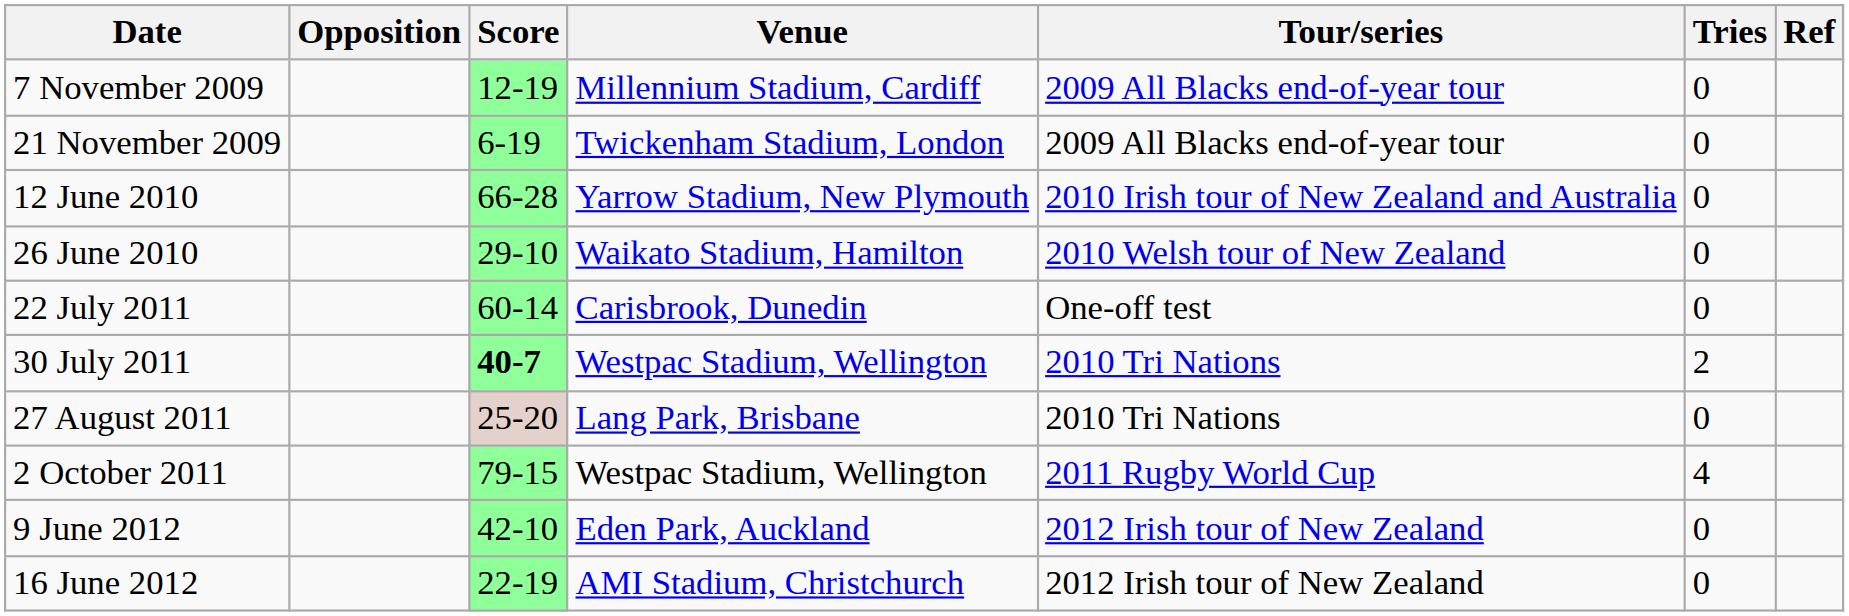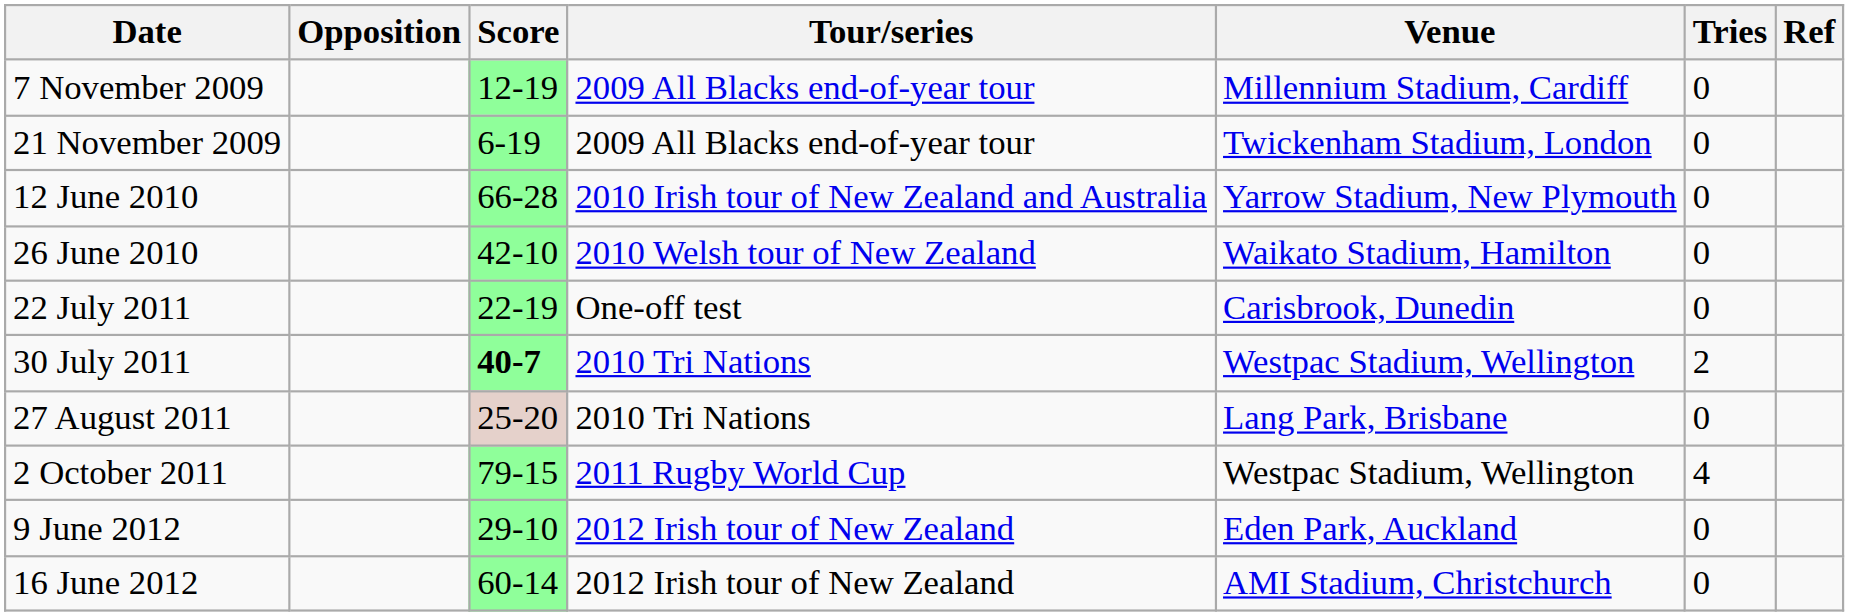columns swapped: (802, 32) <-> (1361, 32)
(518, 252) 29-10 -> (518, 252) 42-10
(518, 307) 60-14 -> (518, 307) 22-19
(518, 527) 42-10 -> (518, 527) 29-10
(518, 582) 22-19 -> (518, 582) 60-14
